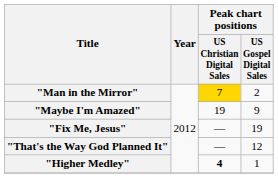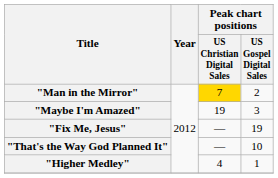(257, 110) 9 -> (257, 110) 3
(257, 146) 12 -> (257, 146) 10
(219, 164) bold -> (219, 164) normal
